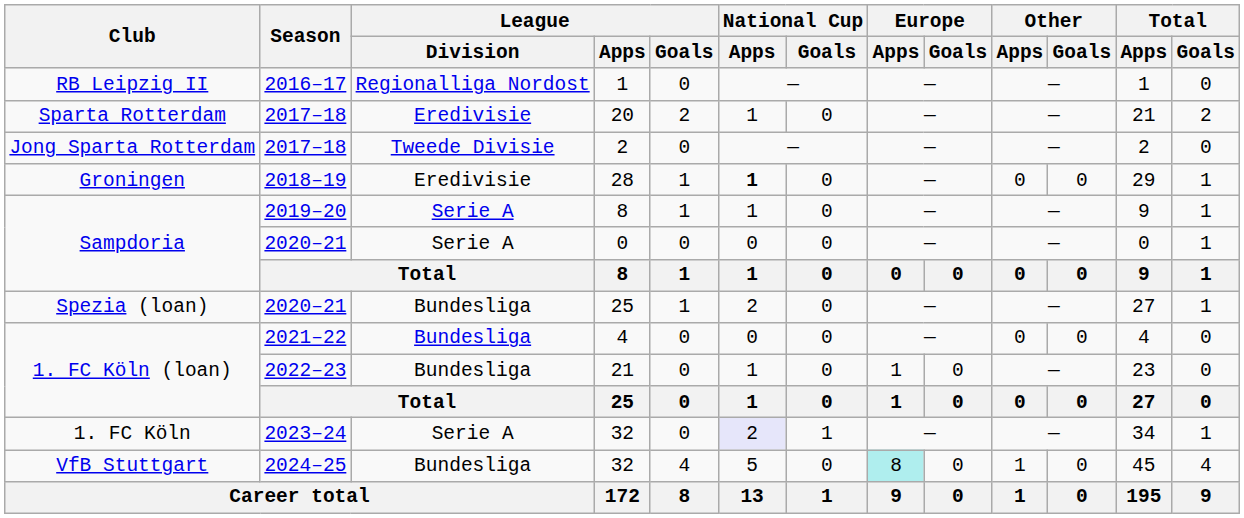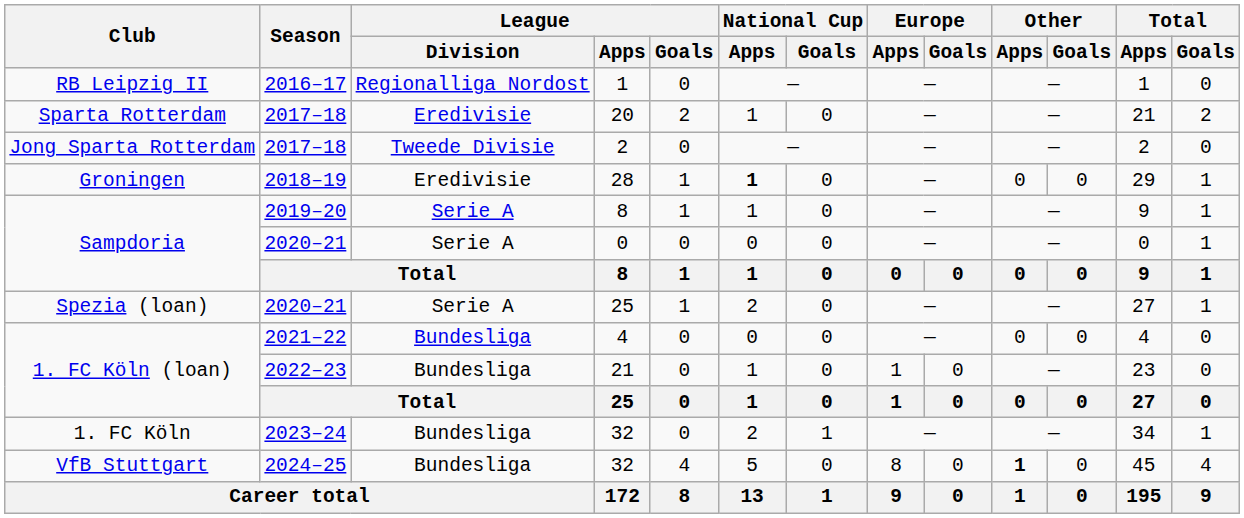(473, 307) Bundesliga -> (473, 307) Serie A
(473, 434) Serie A -> (473, 434) Bundesliga
(752, 434) lavender background -> (752, 434) no background
(896, 466) paleturquoise background -> (896, 466) no background
(1020, 466) normal -> (1020, 466) bold
